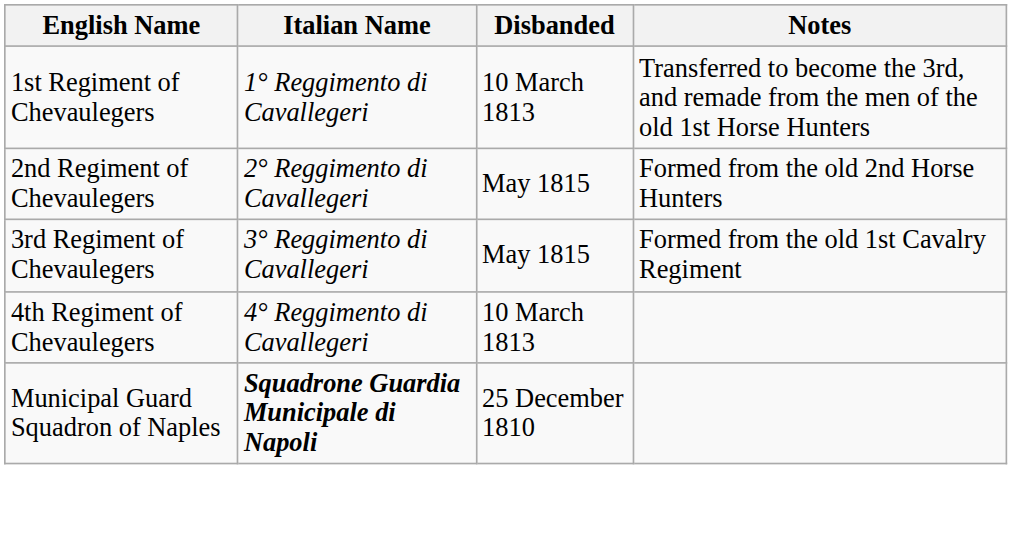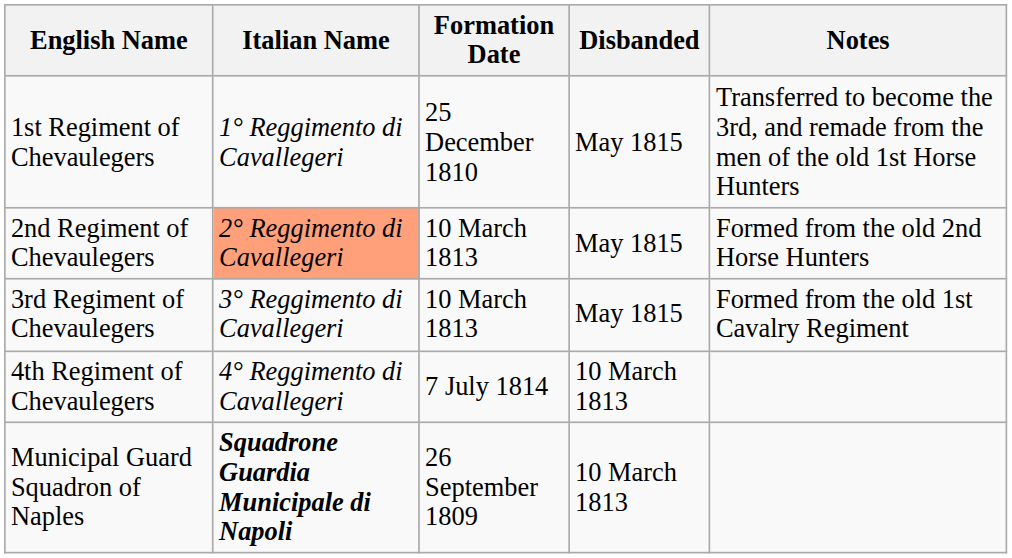+ column: (494, 40)
(533, 97) 10 March 1813 -> (629, 141) May 1815
(336, 183) no background -> (311, 242) lightsalmon background
(553, 412) 25 December 1810 -> (626, 487) 10 March 1813
